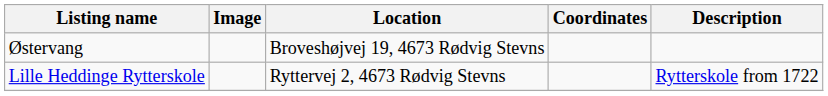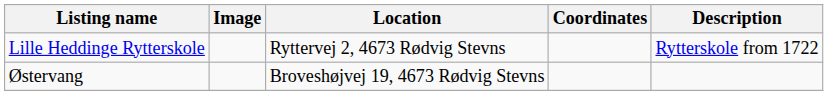rows swapped: (107, 76) <-> (46, 47)
